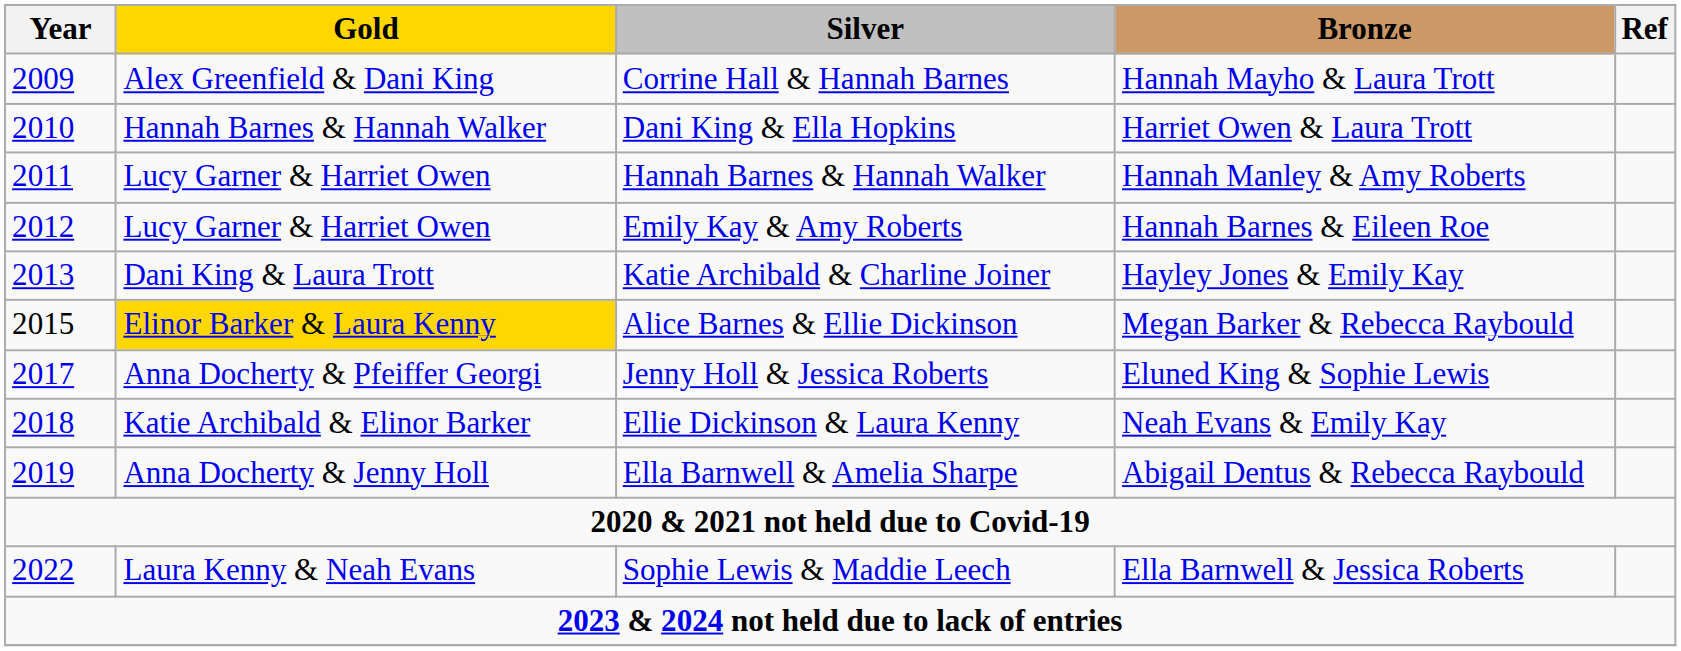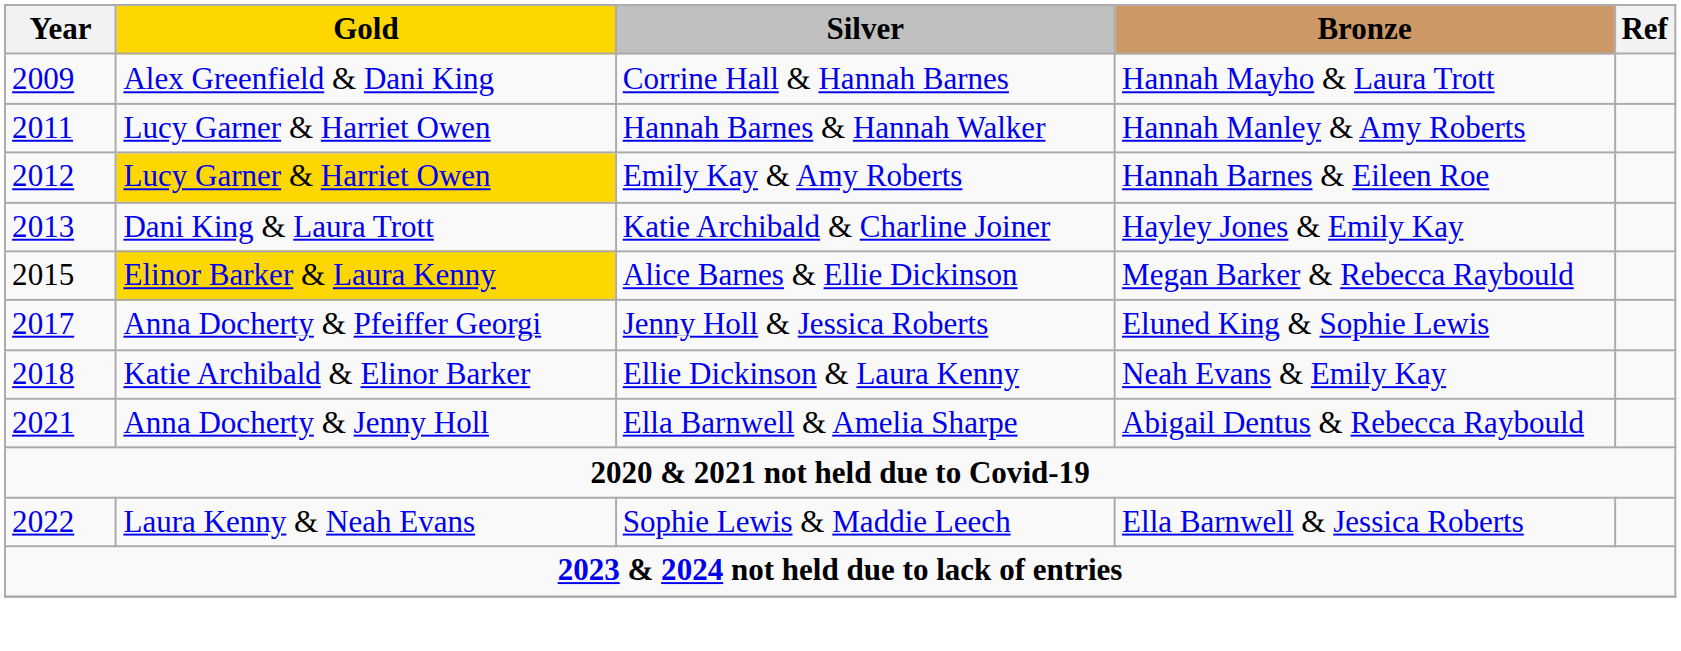- row: (789, 127)
(307, 226) no background -> (307, 176) gold background
(43, 472) 2019 -> (43, 422) 2021
